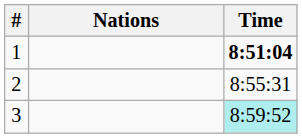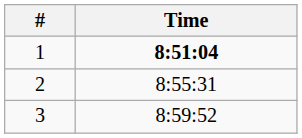- column: (126, 20)
(261, 116) paleturquoise background -> (186, 116) no background
